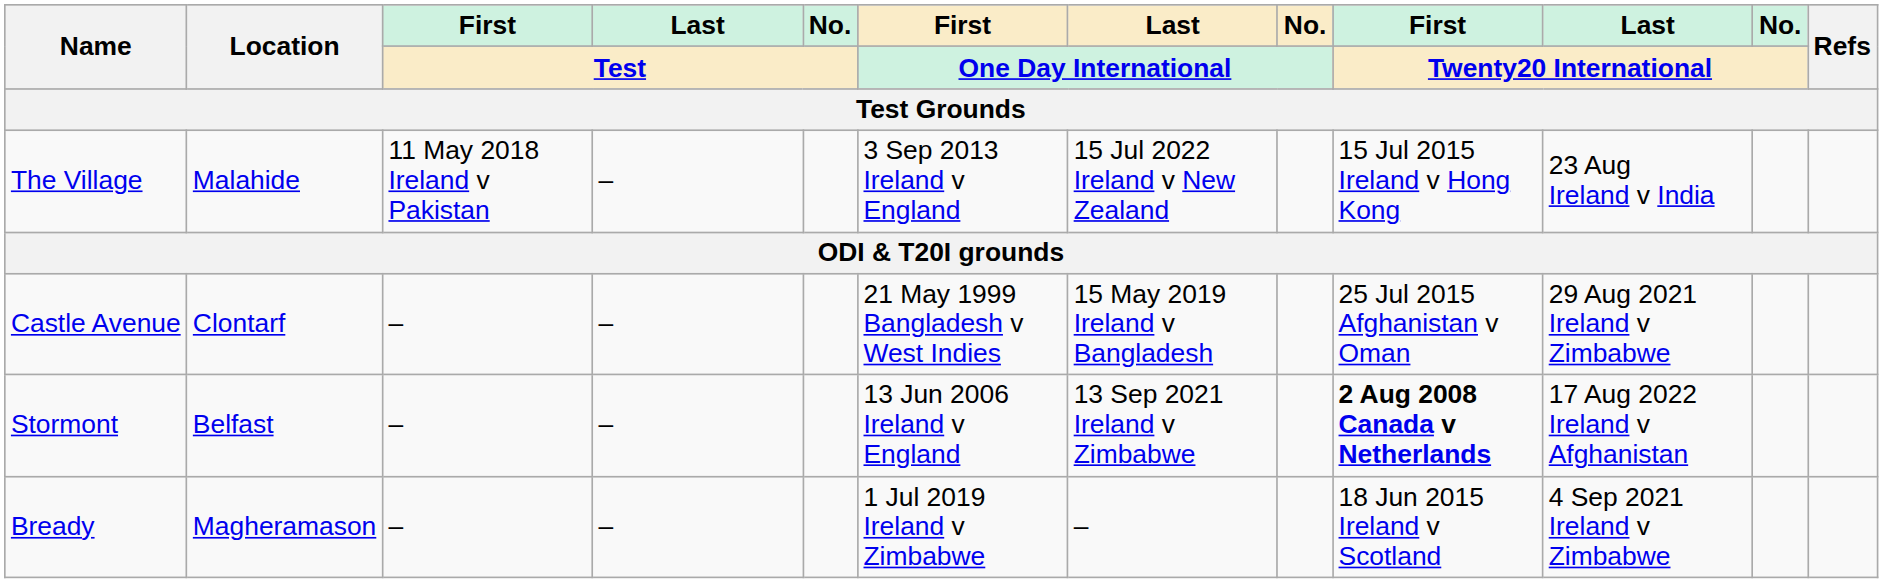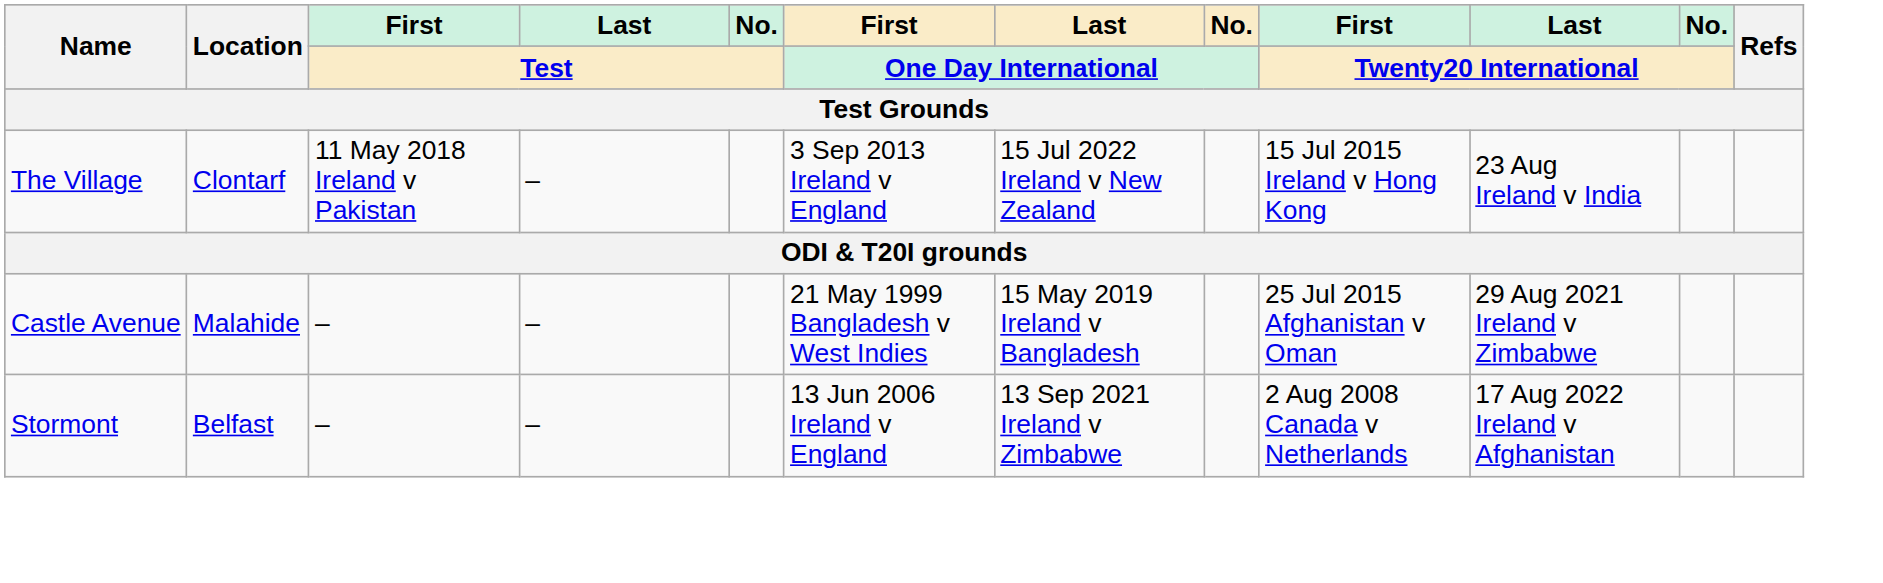(246, 180) Malahide -> (239, 180) Clontarf
(239, 323) Clontarf -> (246, 323) Malahide
(1415, 425) bold -> (1336, 425) normal
- row: (53, 526)
